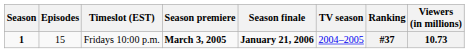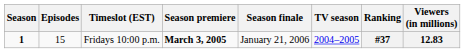(277, 39) bold -> (275, 39) normal
(436, 39) 10.73 -> (432, 39) 12.83
